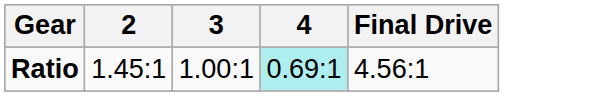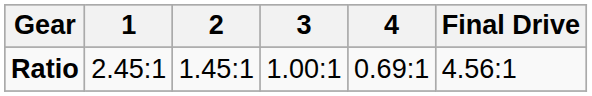+ column: (129, 25)
(304, 68) paleturquoise background -> (392, 68) no background
